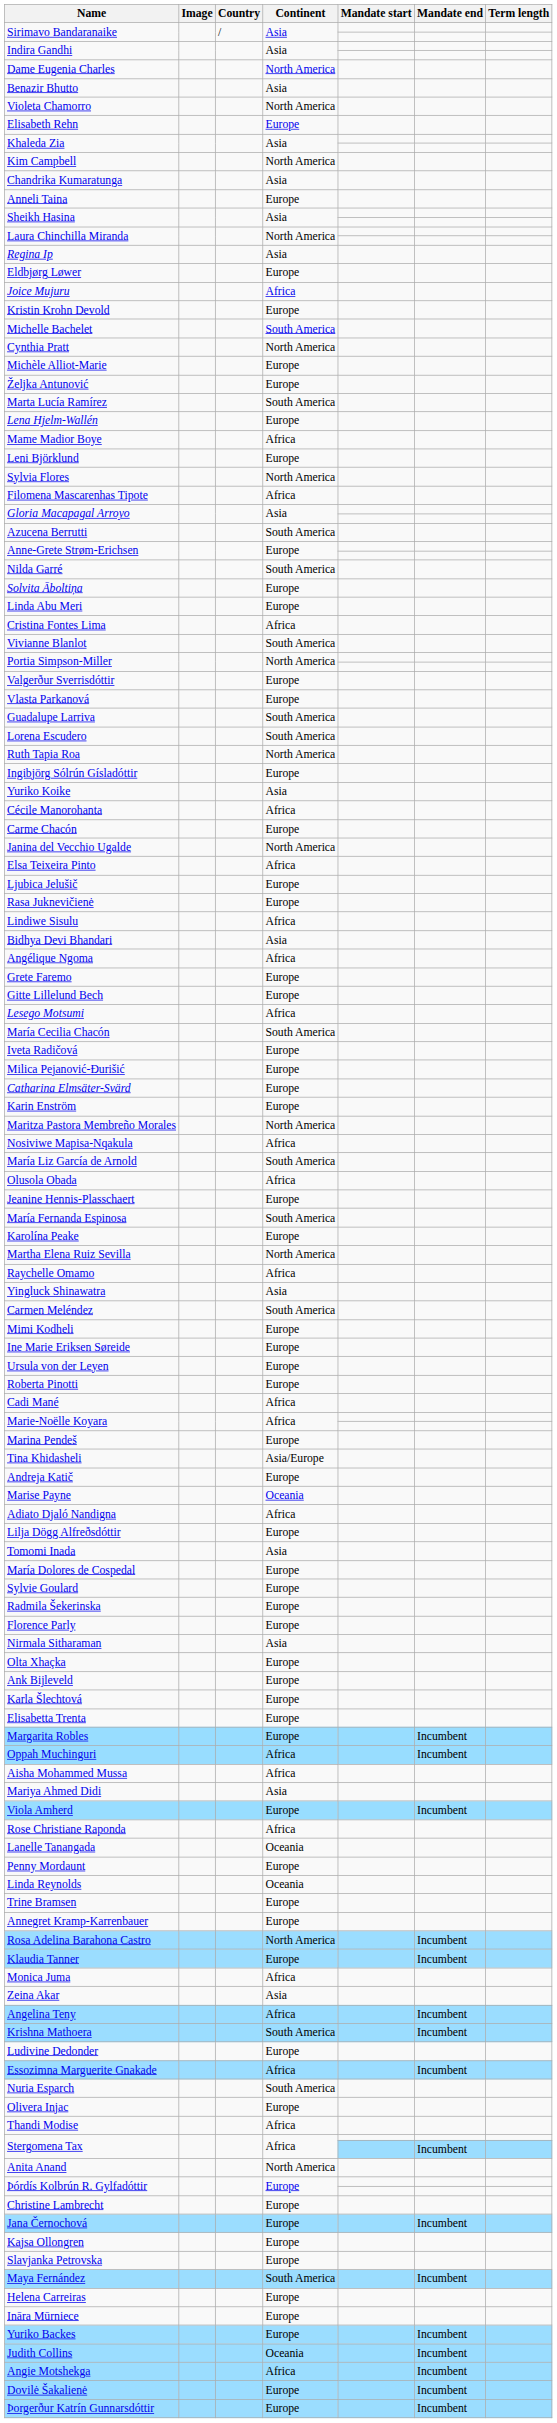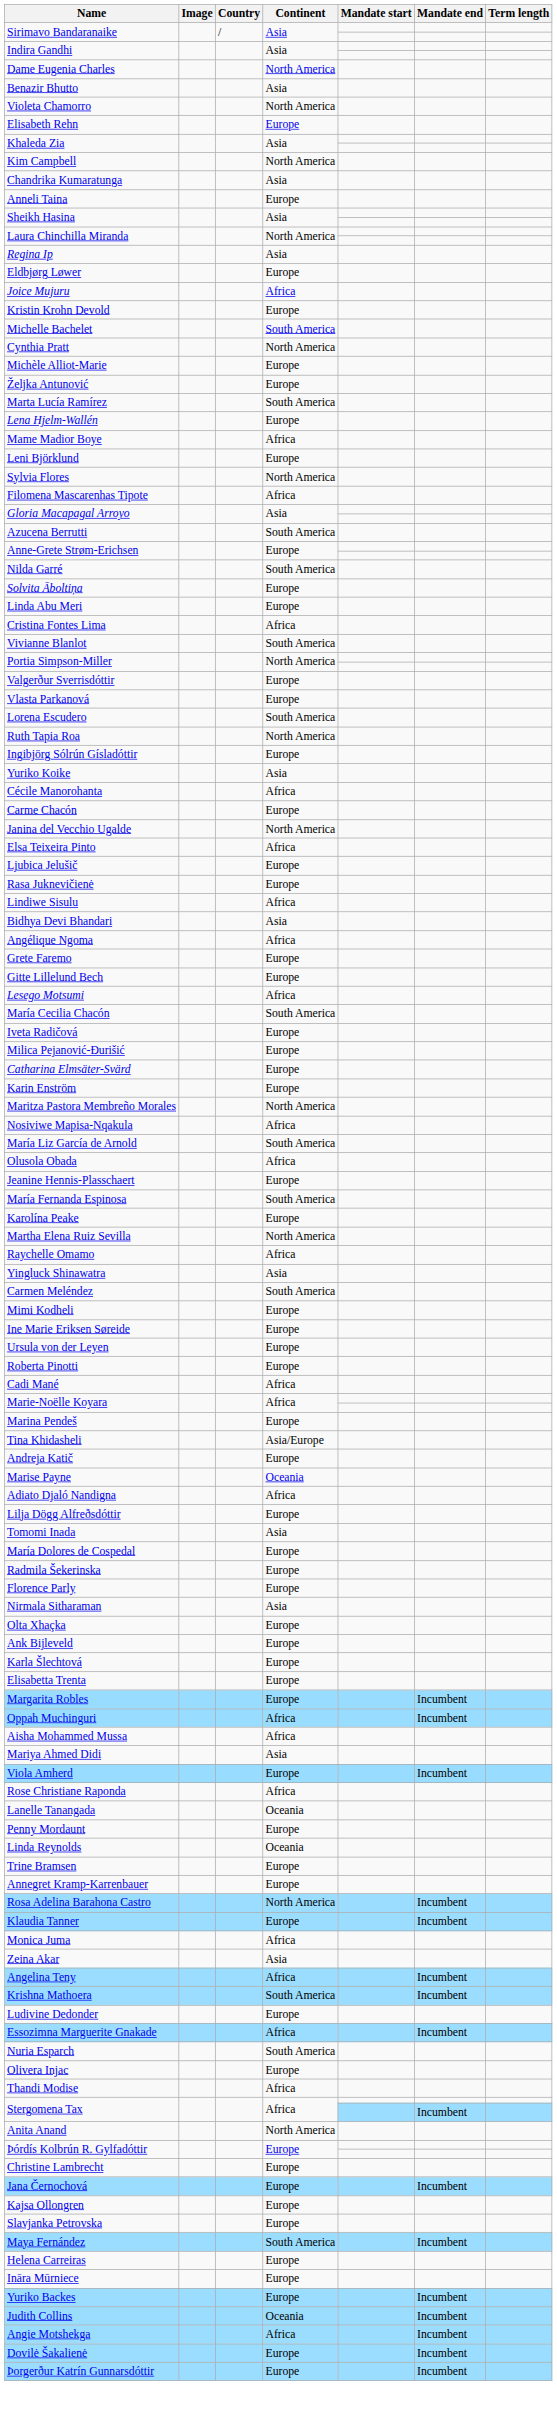- row: (51, 717)
- row: (43, 1588)
